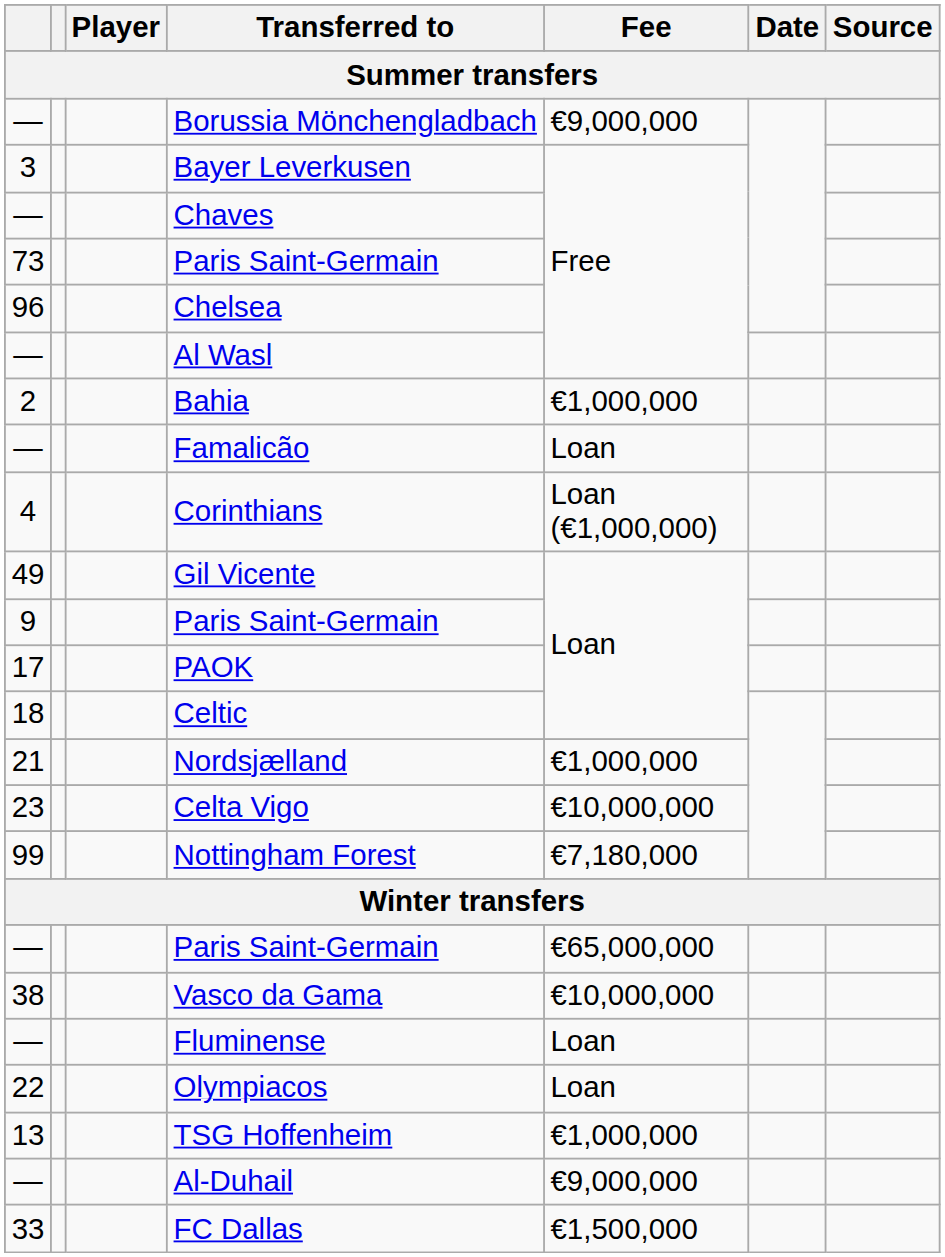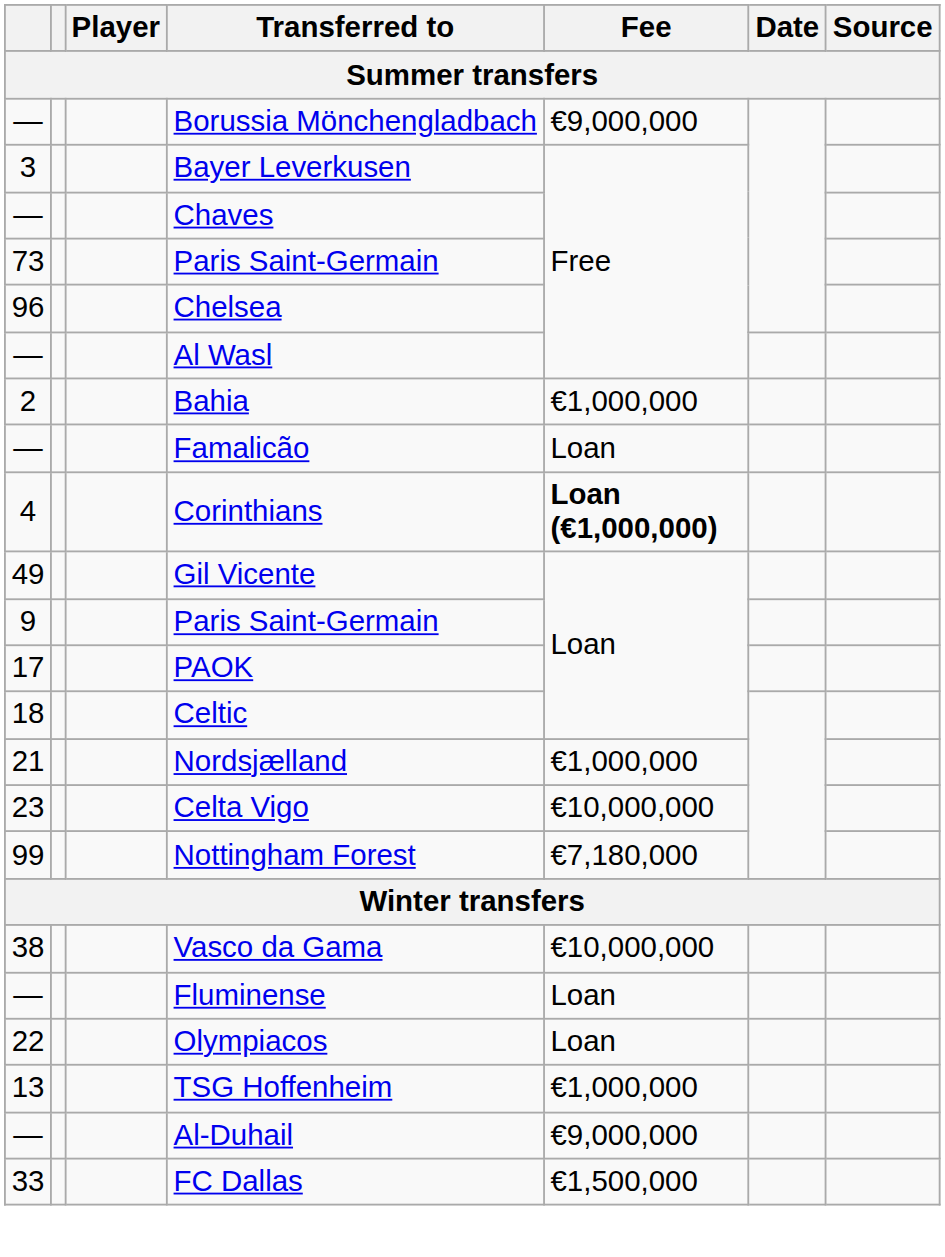(634, 511) normal -> (634, 511) bold
- row: (28, 948)
